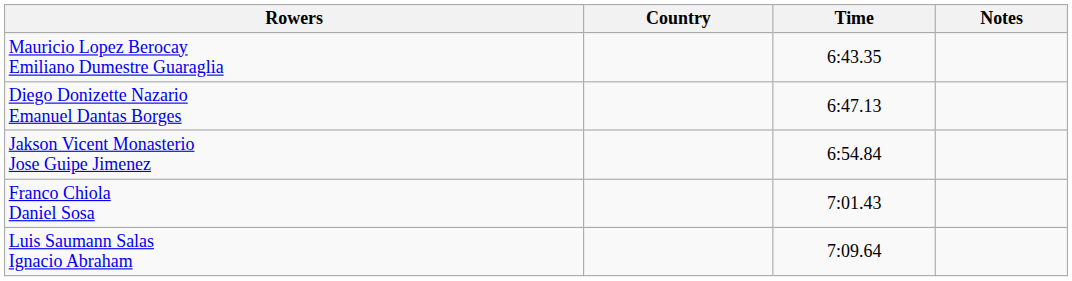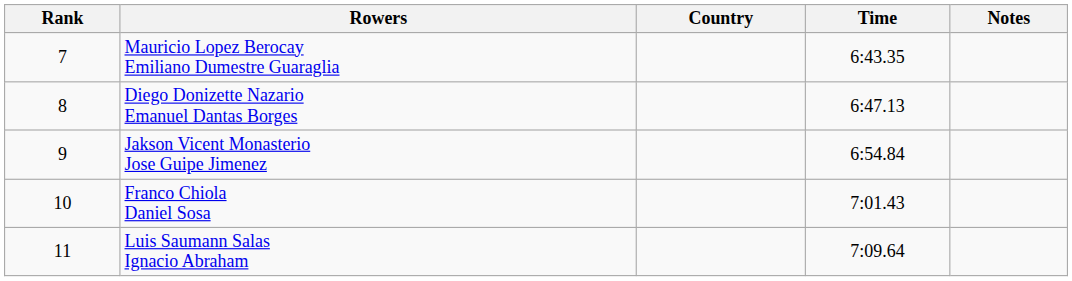+ column: (62, 18)
